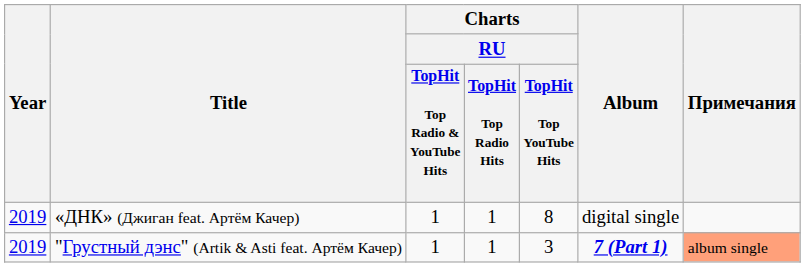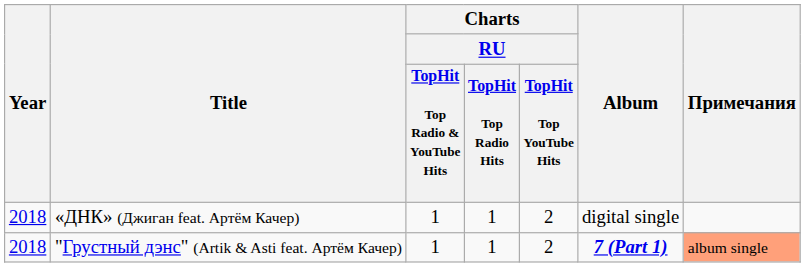(28, 217) 2019 -> (28, 217) 2018
(549, 217) 8 -> (549, 217) 2
(28, 246) 2019 -> (28, 246) 2018
(549, 246) 3 -> (549, 246) 2
